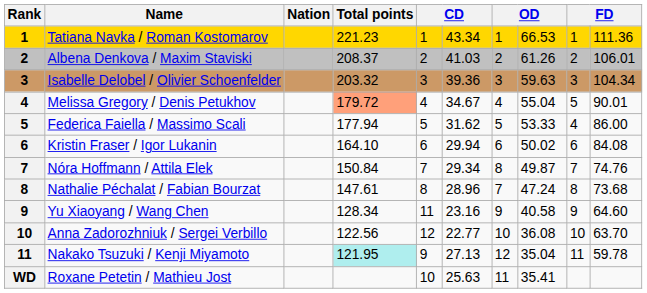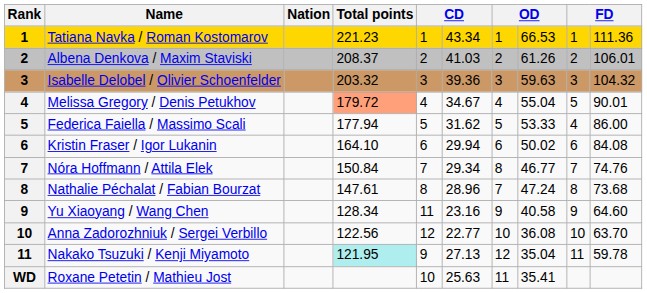(614, 80) 104.34 -> (614, 80) 104.32
(538, 168) 49.87 -> (538, 168) 46.77
